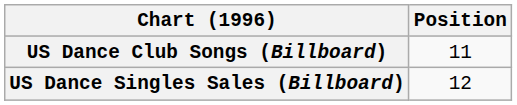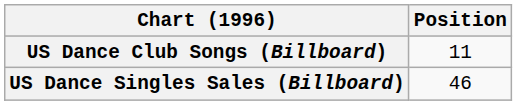(460, 84) 12 -> (460, 84) 46
